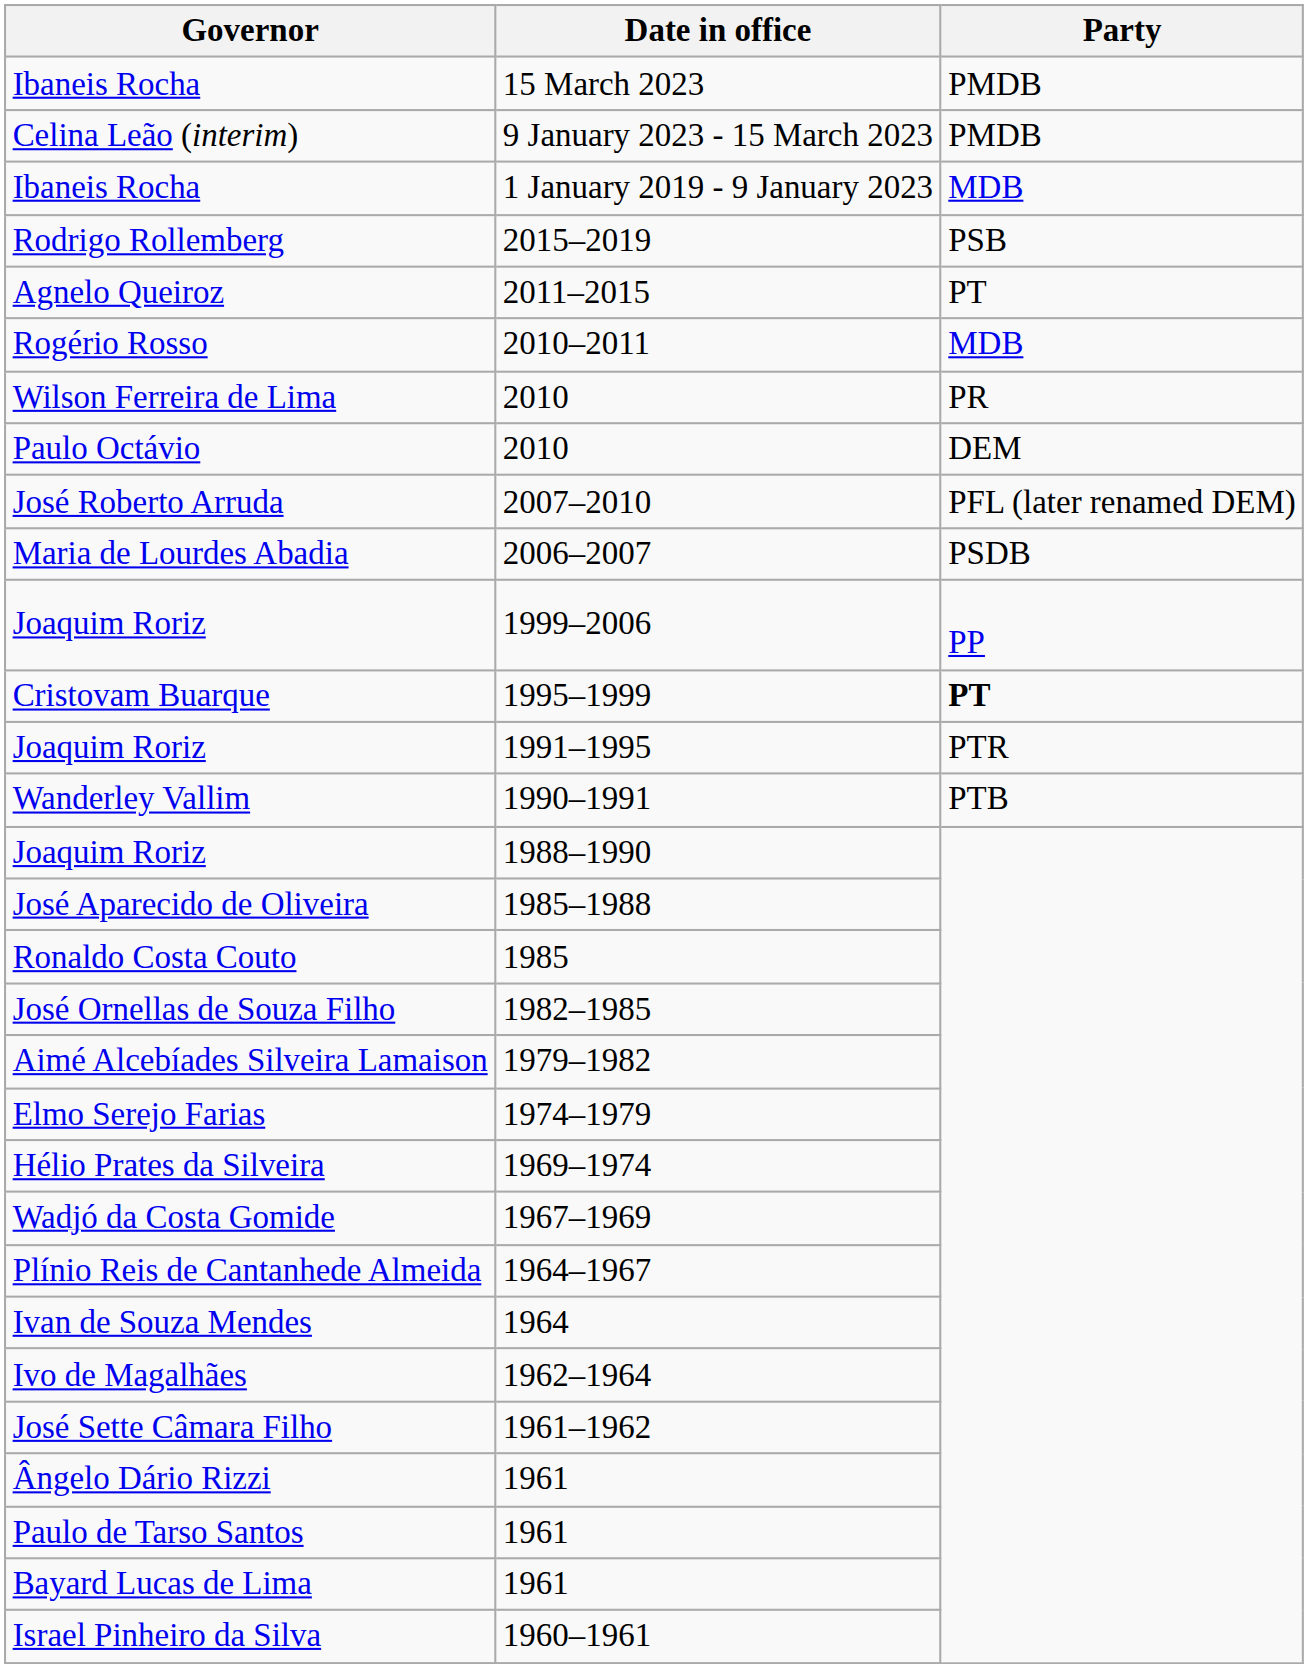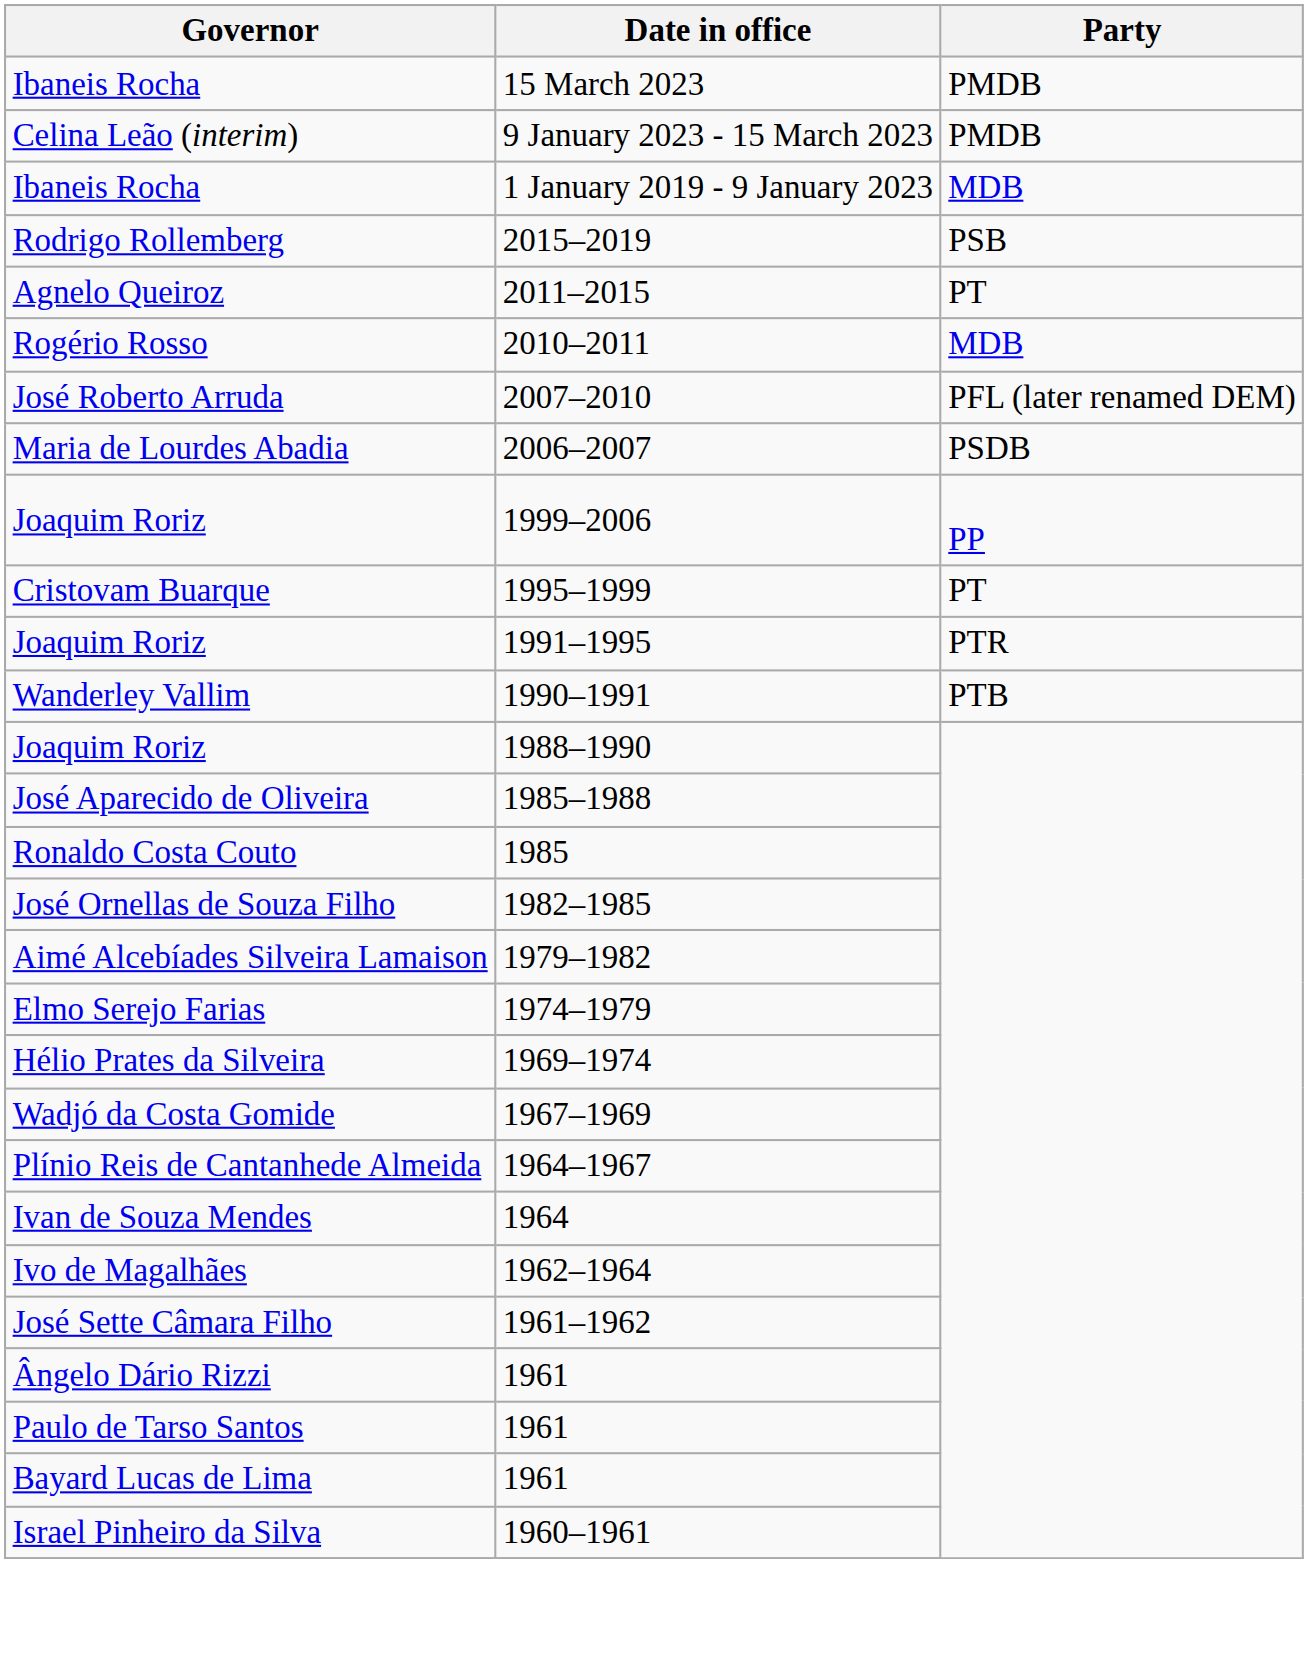- row: (174, 396)
- row: (106, 448)
(969, 694) bold -> (968, 590) normal
